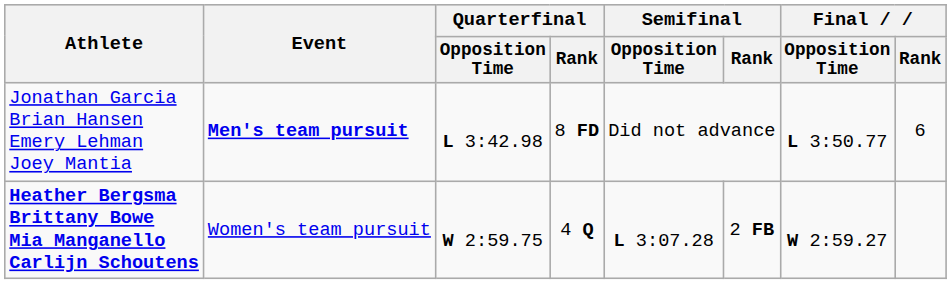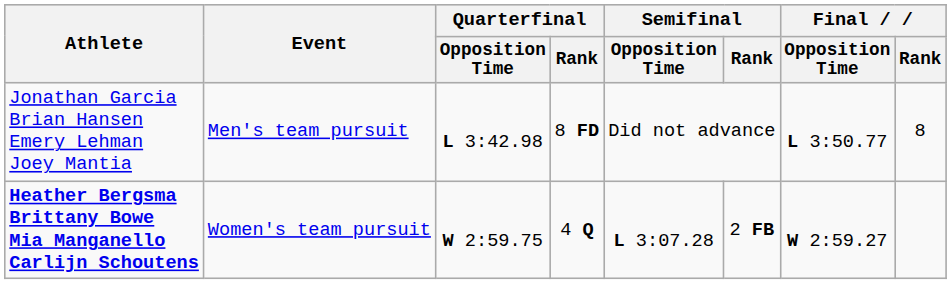(308, 132) bold -> (308, 132) normal
(920, 132) 6 -> (920, 132) 8
